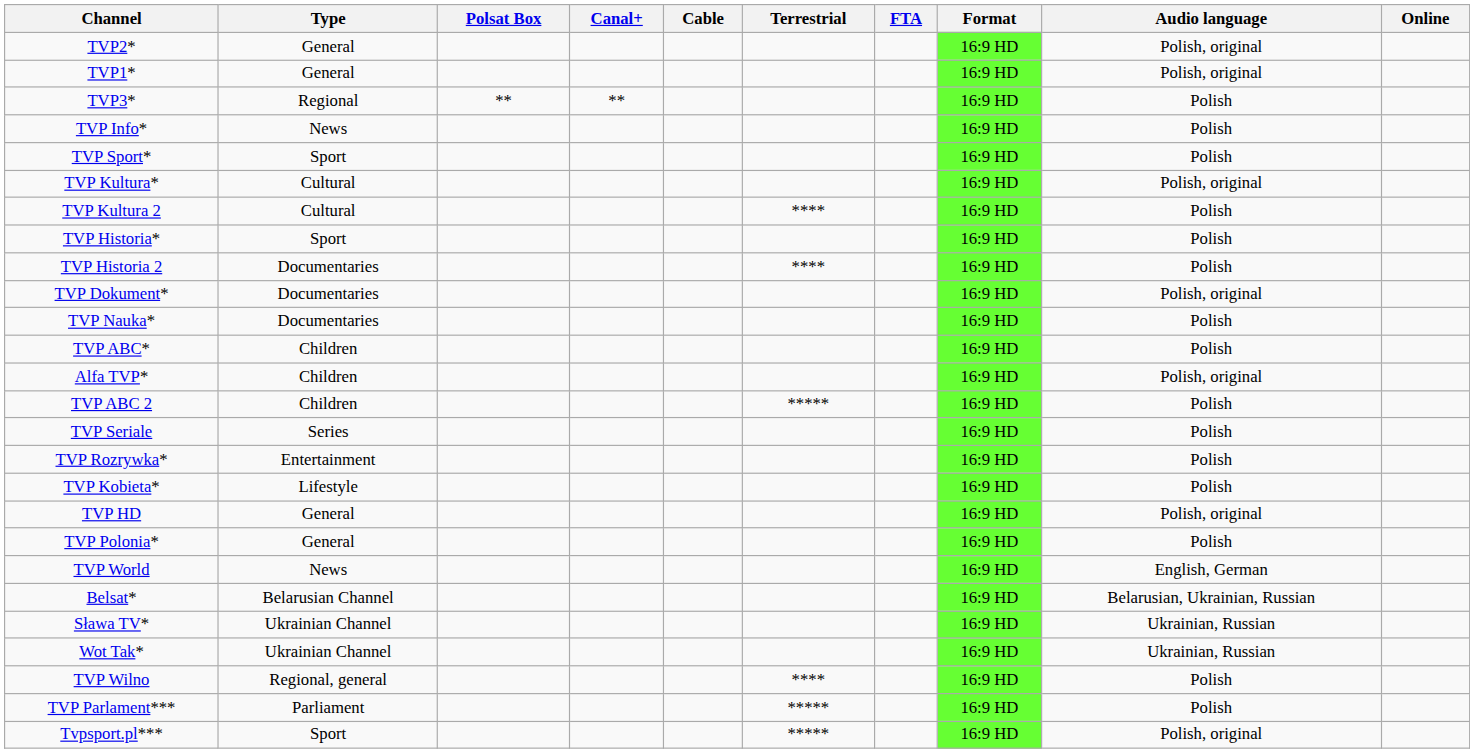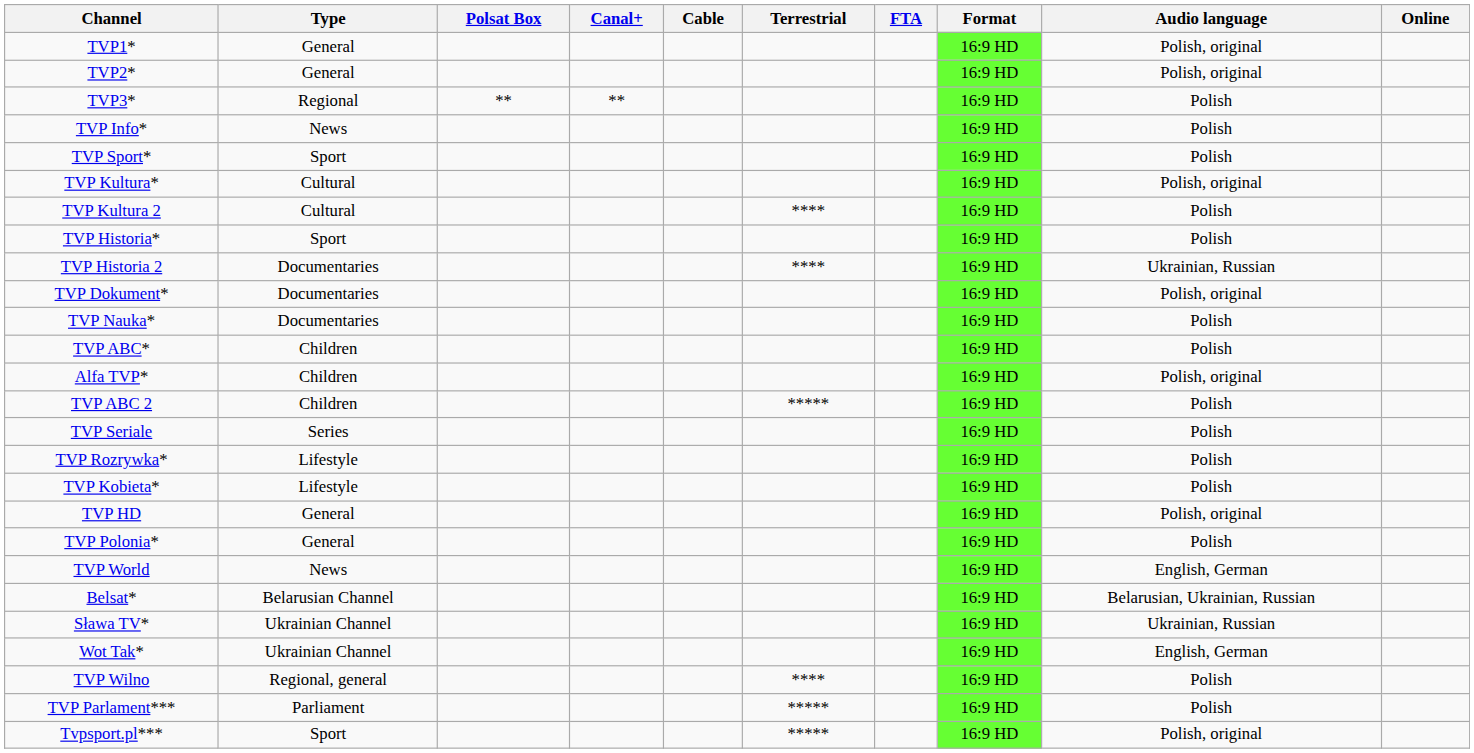rows swapped: (112, 73) <-> (112, 46)
(1211, 266) Polish -> (1211, 266) Ukrainian, Russian
(328, 459) Entertainment -> (328, 459) Lifestyle
(1211, 652) Ukrainian, Russian -> (1211, 652) English, German
